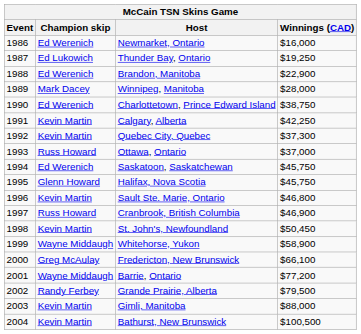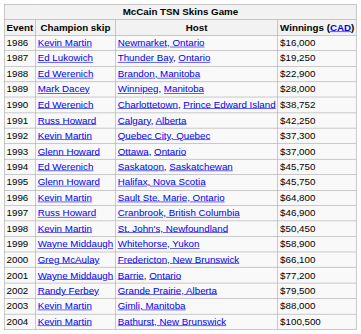(65, 43) Ed Werenich -> (65, 43) Kevin Martin
(298, 105) $38,750 -> (298, 105) $38,752
(65, 120) Kevin Martin -> (67, 120) Russ Howard
(67, 151) Russ Howard -> (69, 151) Glenn Howard
(298, 197) $46,800 -> (298, 197) $64,800
